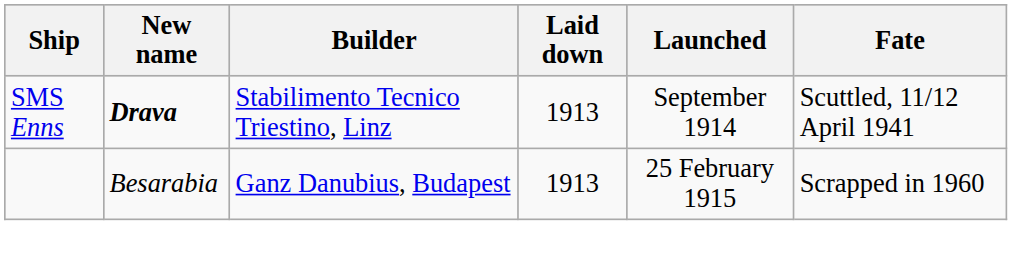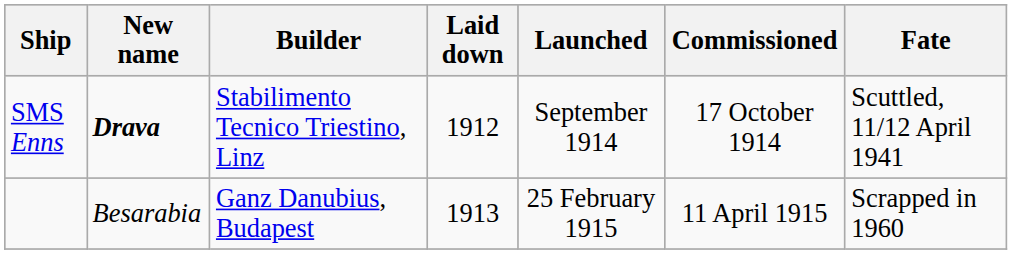+ column: (755, 40)
(572, 111) 1913 -> (473, 126) 1912
